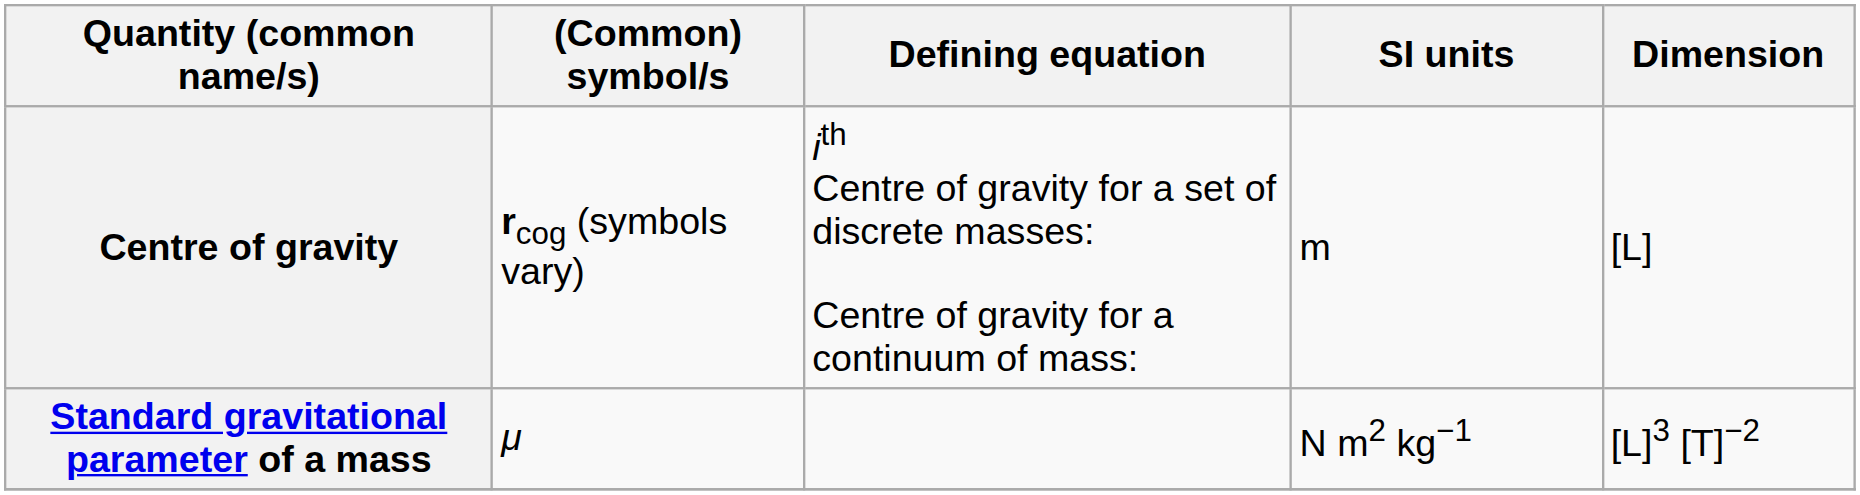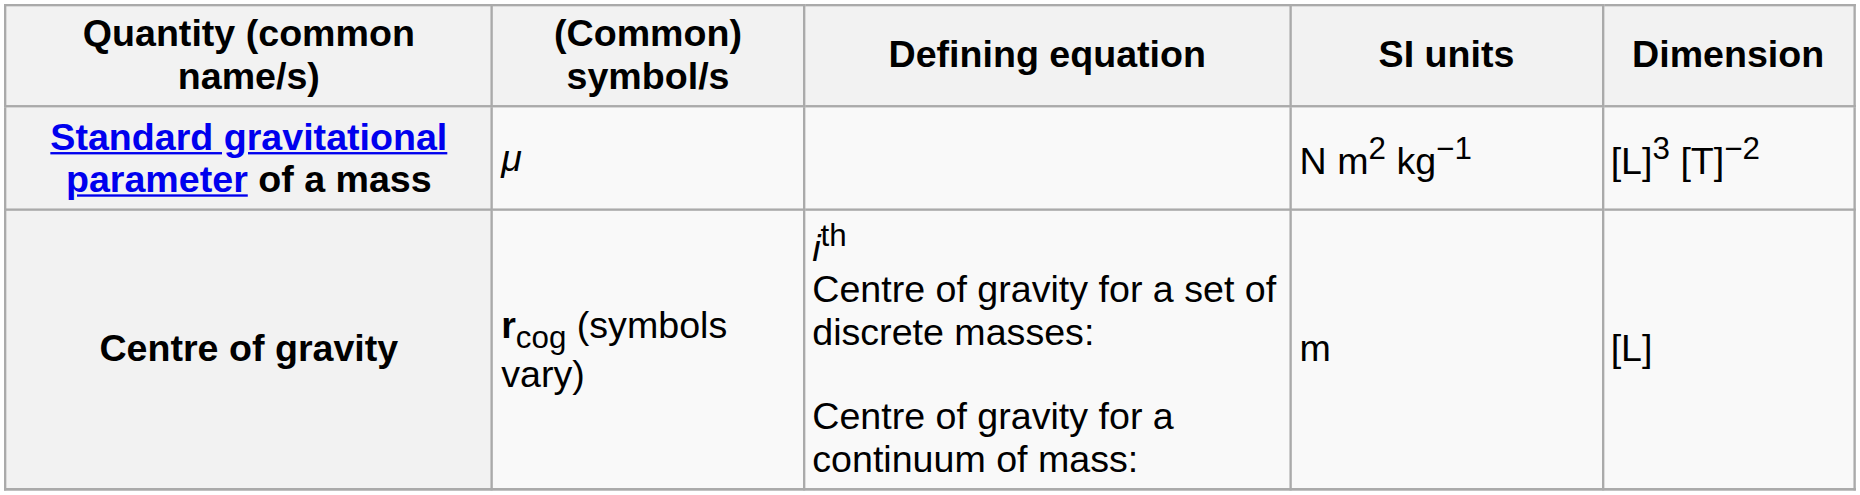rows swapped: (249, 247) <-> (249, 438)
